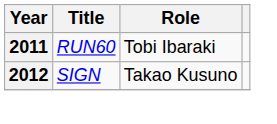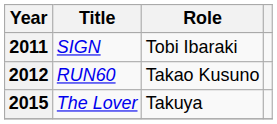(86, 47) RUN60 -> (79, 47) SIGN
(79, 75) SIGN -> (86, 75) RUN60
+ row: (29, 103)
